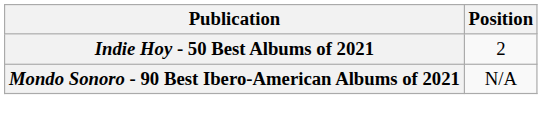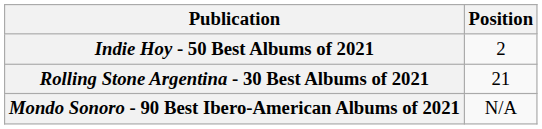+ row: (234, 78)
